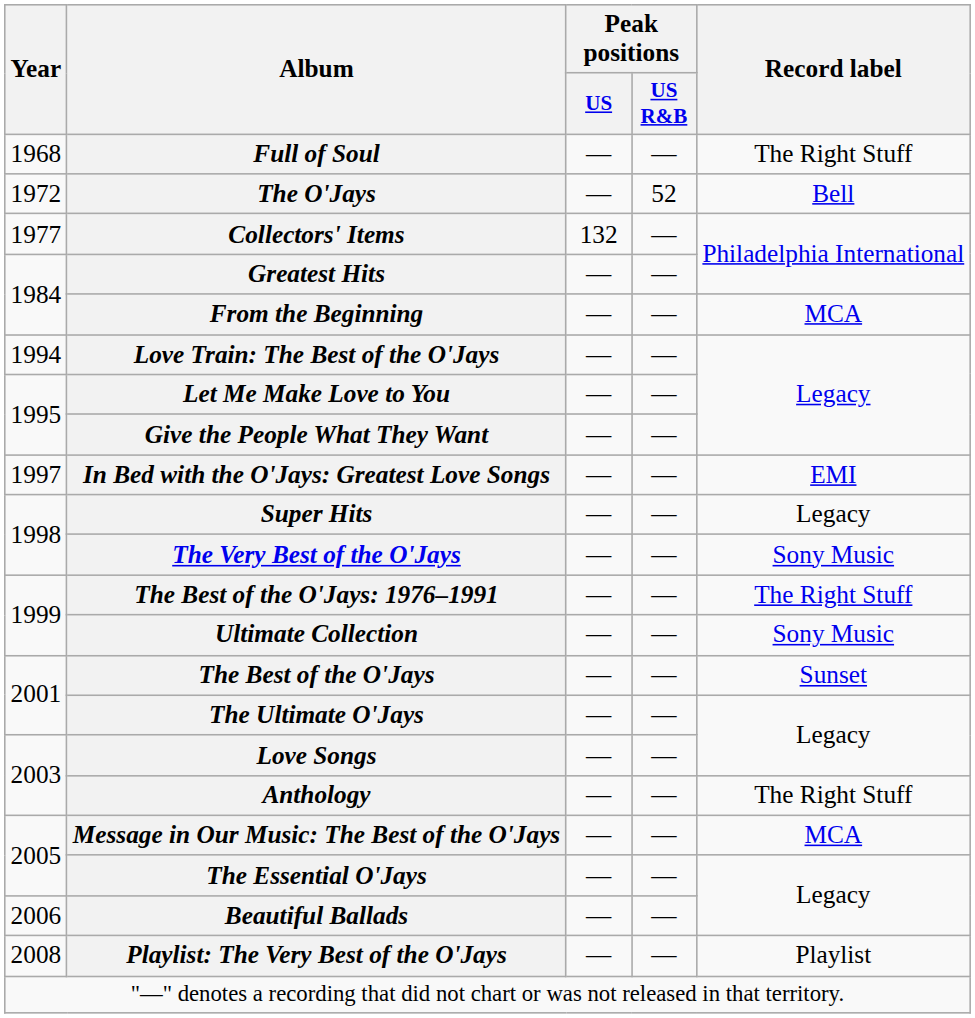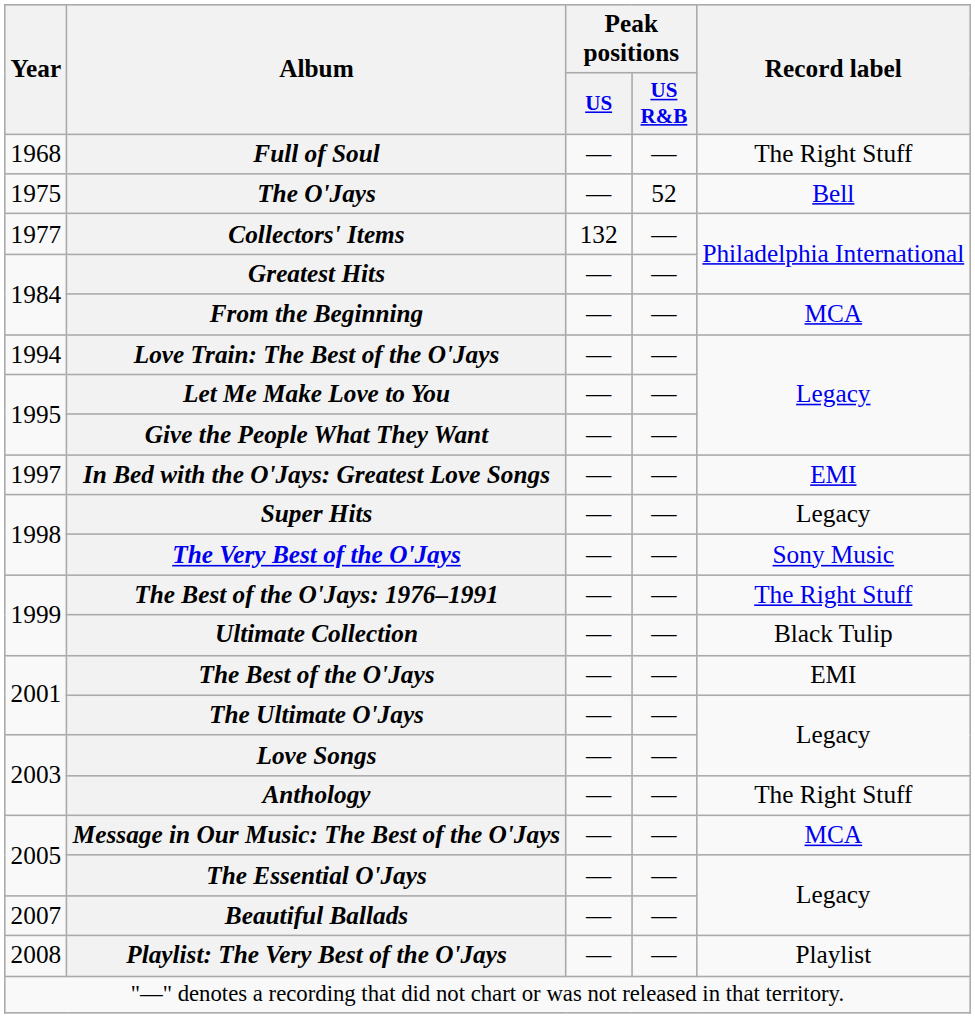(36, 193) 1972 -> (36, 193) 1975
(833, 634) Sony Music -> (833, 634) Black Tulip
(833, 674) Sunset -> (833, 674) EMI
(36, 915) 2006 -> (36, 915) 2007
